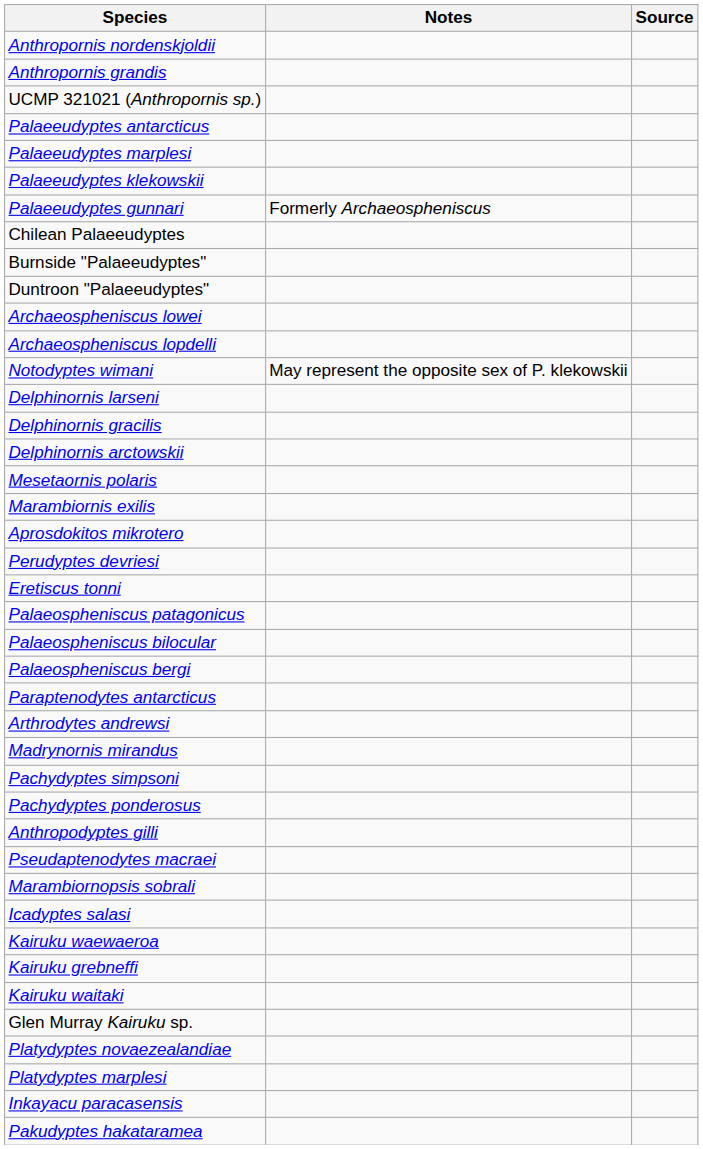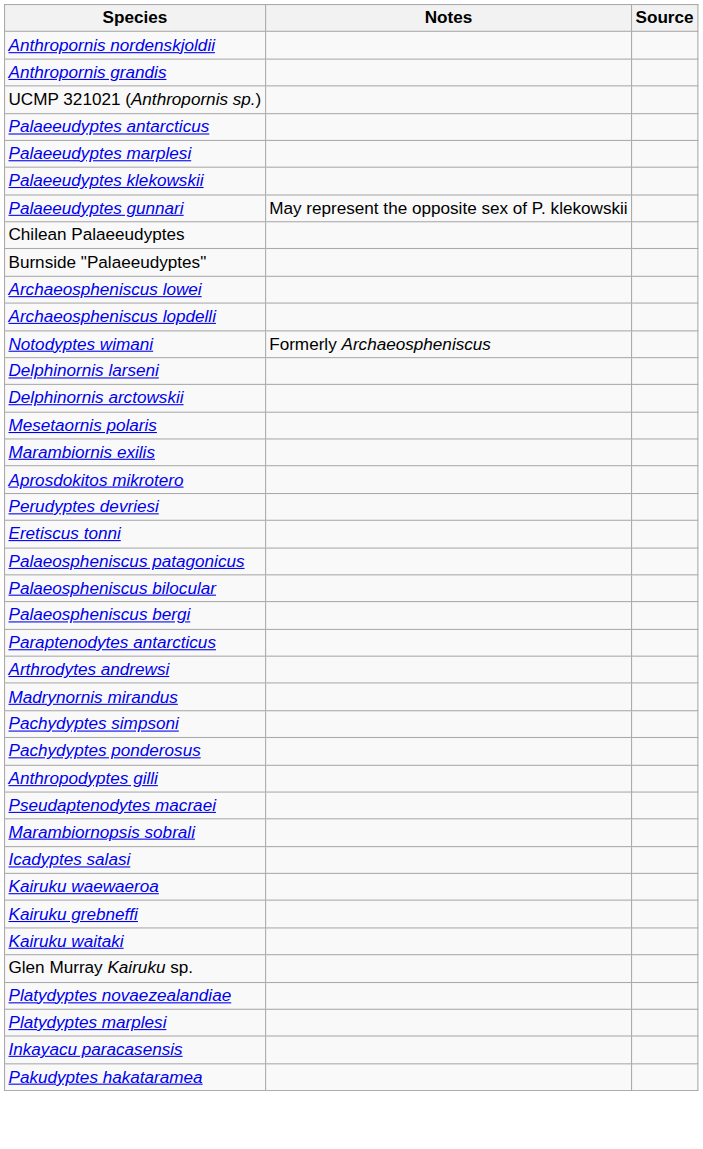(380, 208) Formerly Archaeospheniscus -> (448, 208) May represent the opposite sex of P. klekowskii
- row: (109, 289)
(448, 371) May represent the opposite sex of P. klekowskii -> (380, 343) Formerly Archaeospheniscus
- row: (85, 425)
